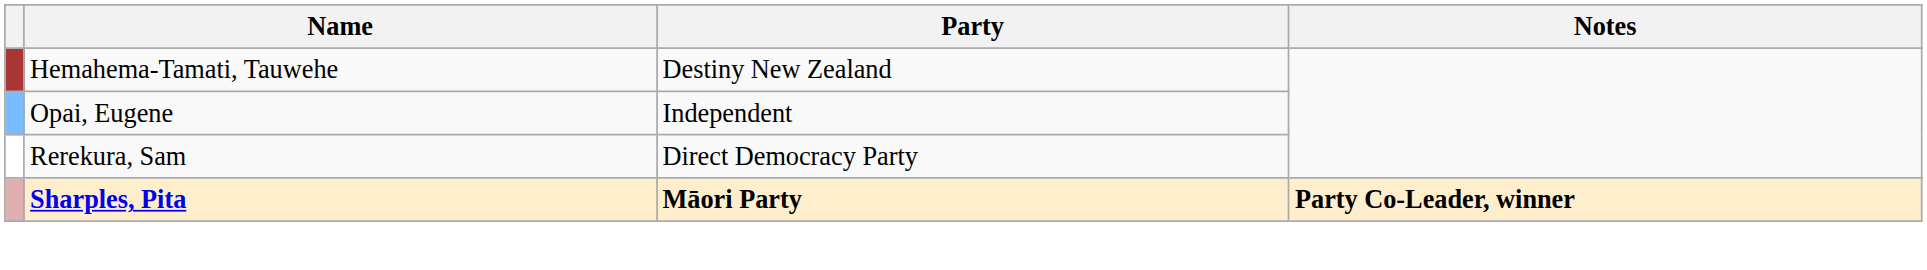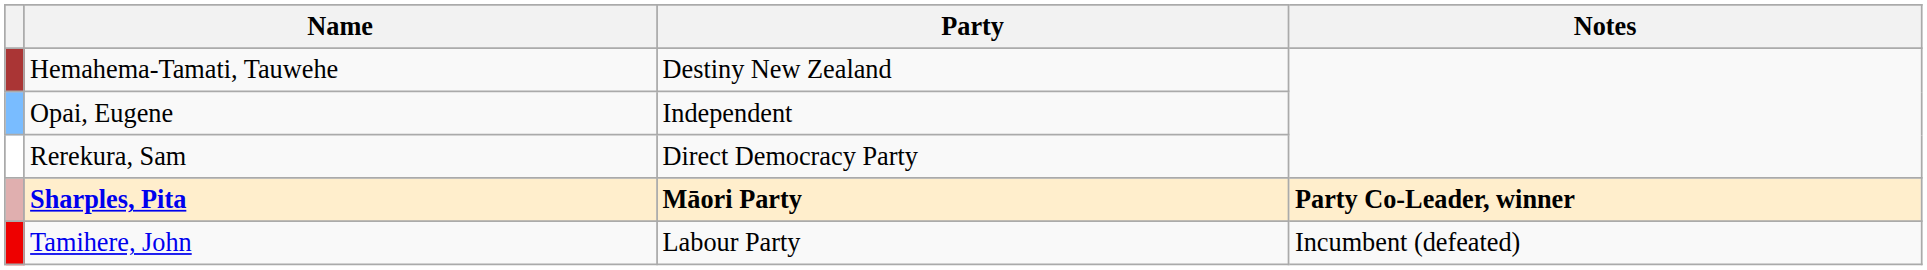+ row: (111, 243)
